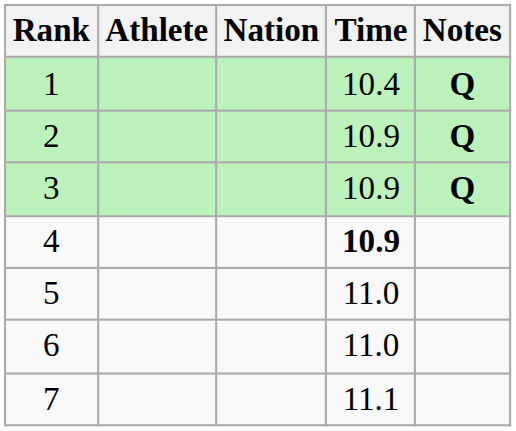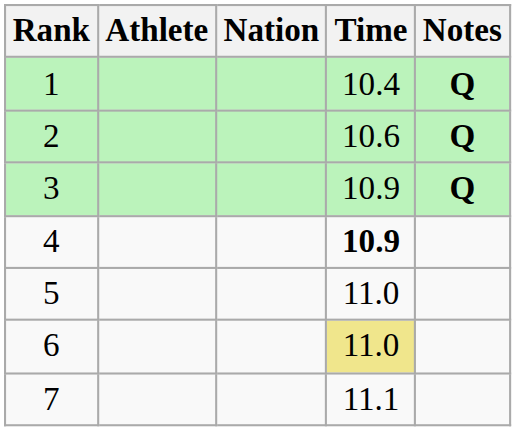(371, 135) 10.9 -> (371, 135) 10.6
(371, 345) no background -> (371, 345) khaki background
